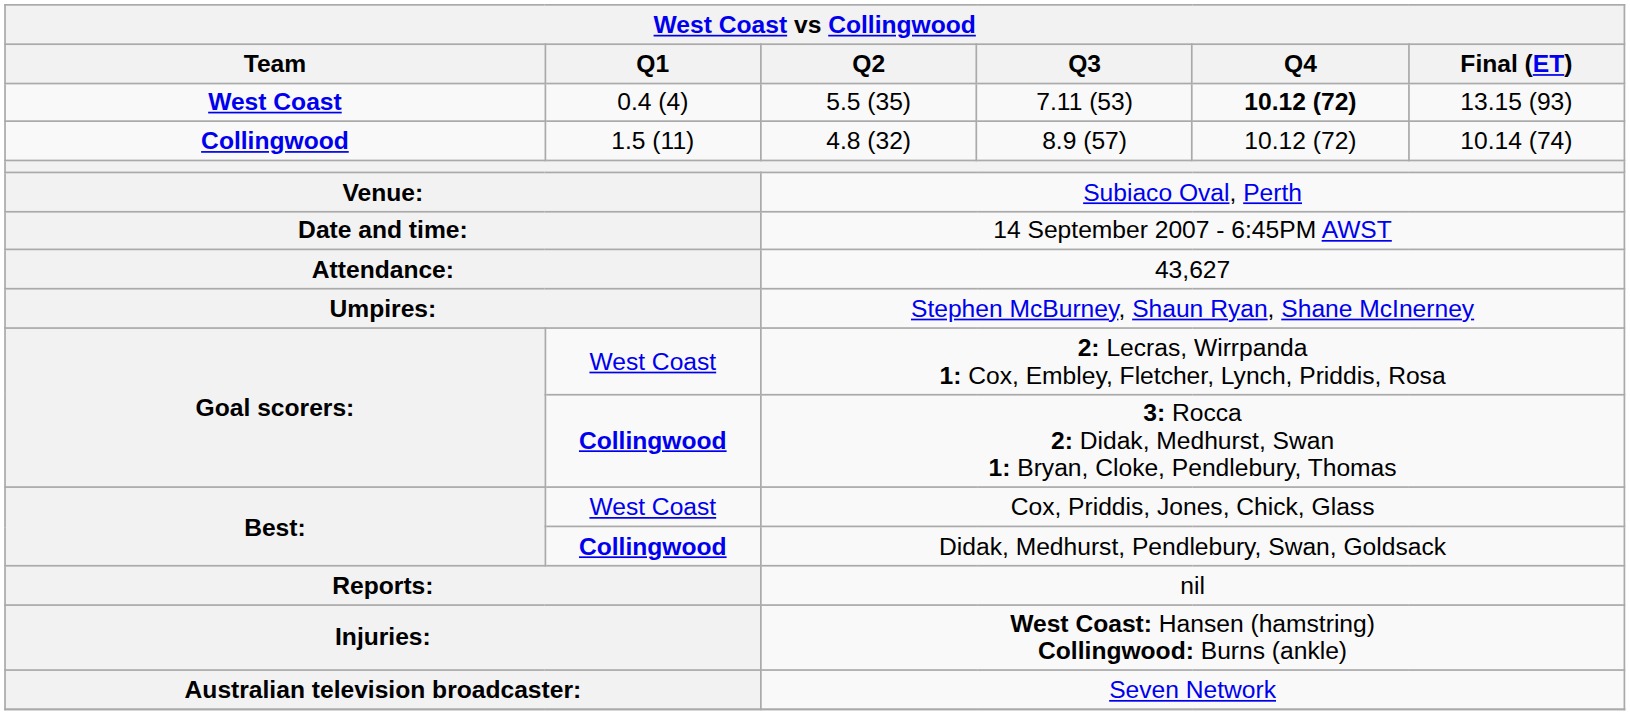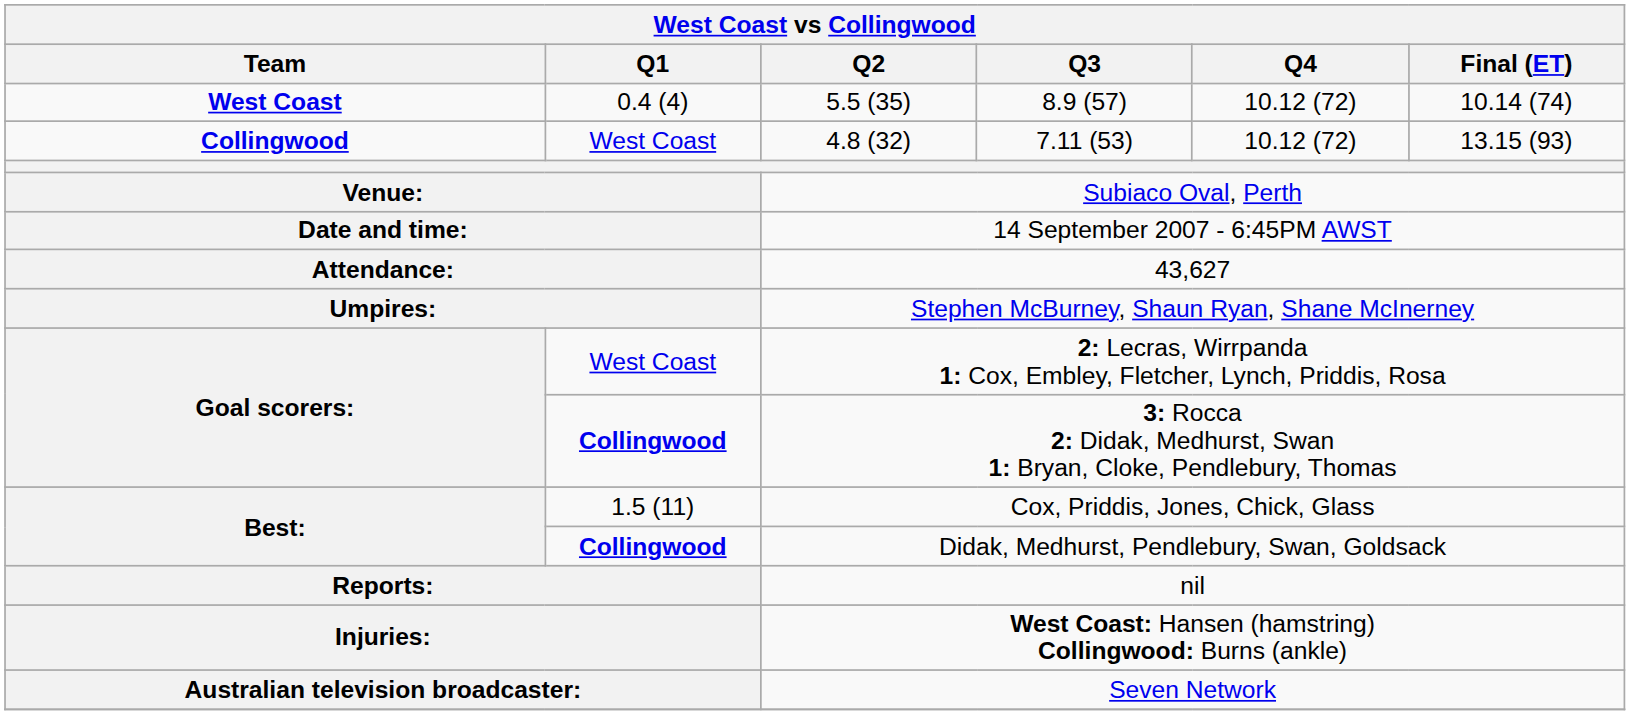(1085, 103) 7.11 (53) -> (1085, 103) 8.9 (57)
(1300, 103) bold -> (1300, 103) normal
(1516, 103) 13.15 (93) -> (1516, 103) 10.14 (74)
(653, 141) 1.5 (11) -> (653, 141) West Coast
(1085, 141) 8.9 (57) -> (1085, 141) 7.11 (53)
(1516, 141) 10.14 (74) -> (1516, 141) 13.15 (93)
(653, 507) West Coast -> (653, 507) 1.5 (11)
